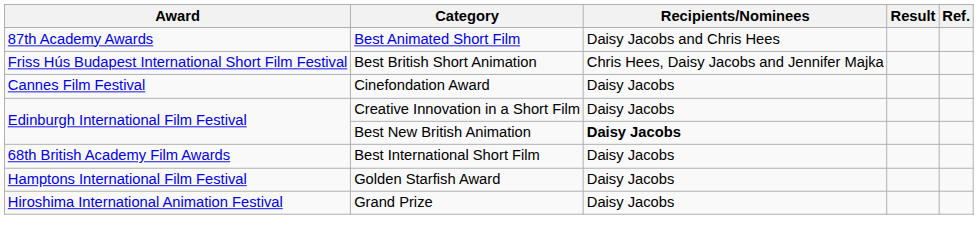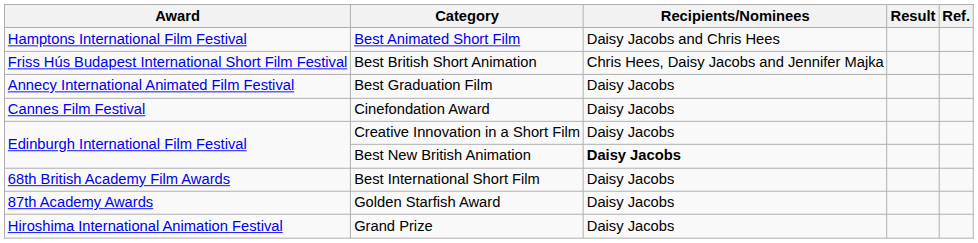(81, 39) 87th Academy Awards -> (127, 39) Hamptons International Film Festival
+ row: (423, 86)
(127, 179) Hamptons International Film Festival -> (81, 202) 87th Academy Awards
